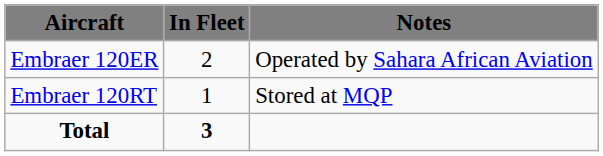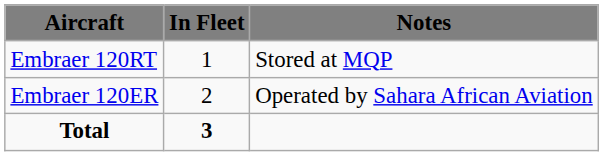rows swapped: (84, 58) <-> (84, 95)
